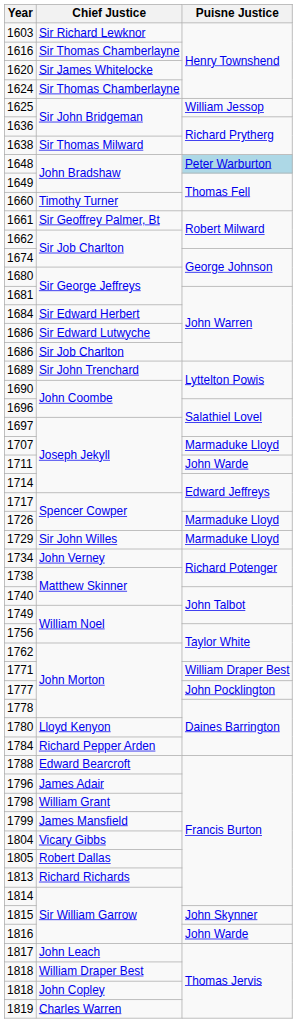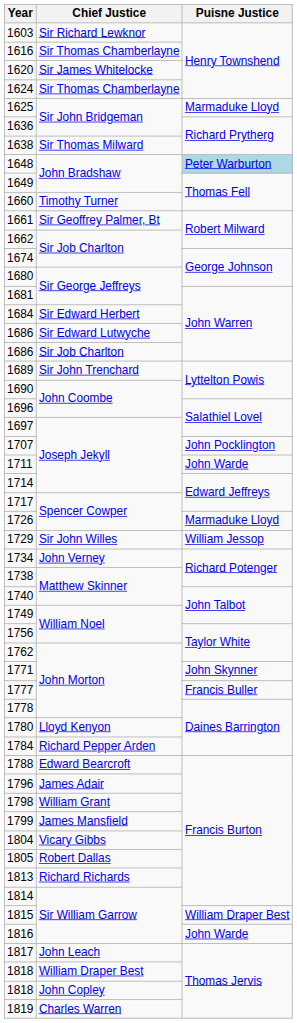(224, 107) William Jessop -> (232, 107) Marmaduke Lloyd
(232, 445) Marmaduke Lloyd -> (230, 445) John Pocklington
(232, 539) Marmaduke Lloyd -> (224, 539) William Jessop
(237, 671) William Draper Best -> (221, 671) John Skynner
(230, 689) John Pocklington -> (221, 689) Francis Buller
(221, 915) John Skynner -> (237, 915) William Draper Best
